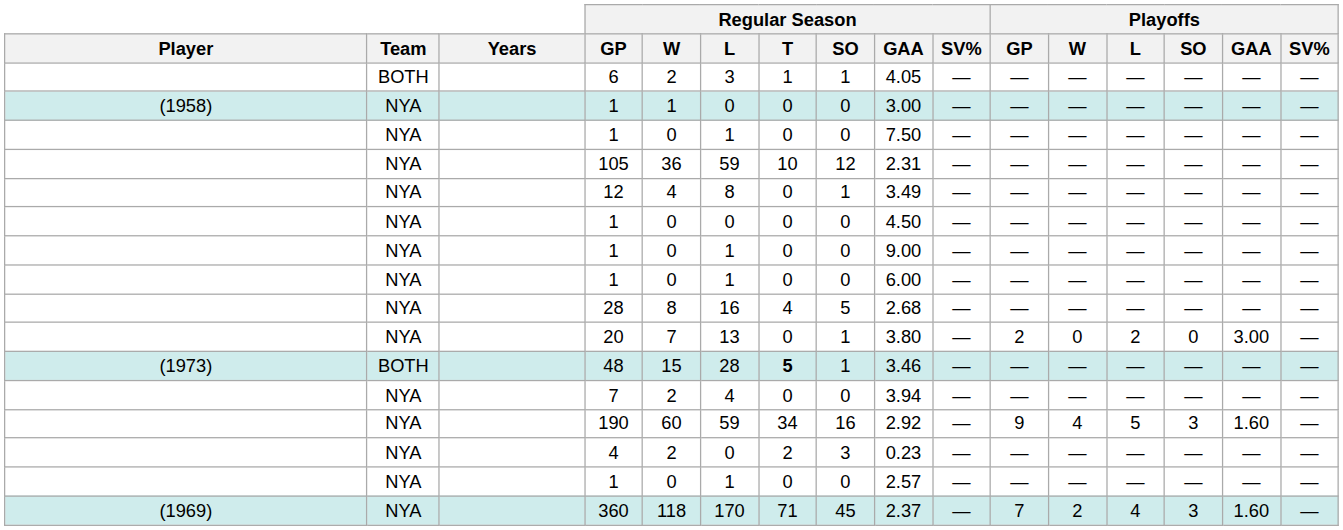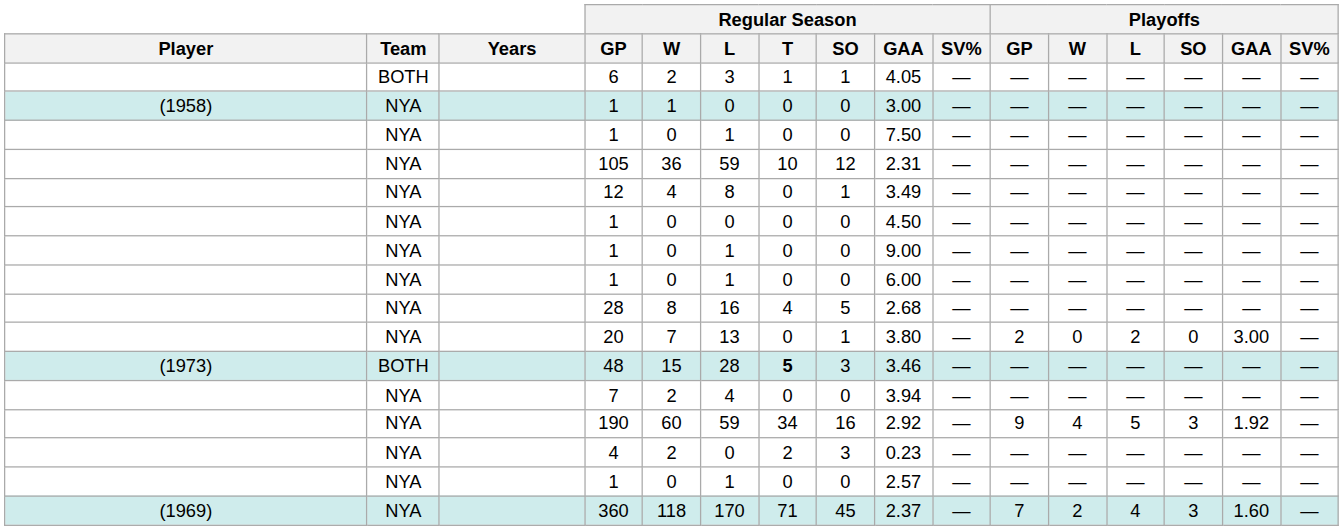(845, 366) 1 -> (845, 366) 3
(1251, 424) 1.60 -> (1251, 424) 1.92
